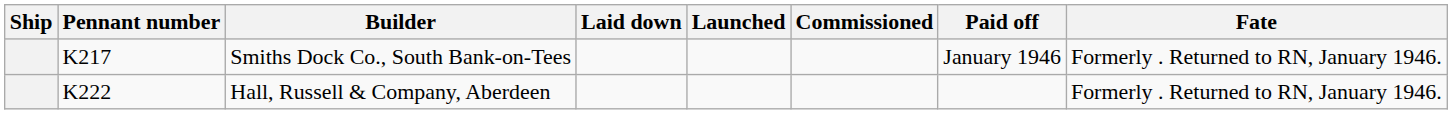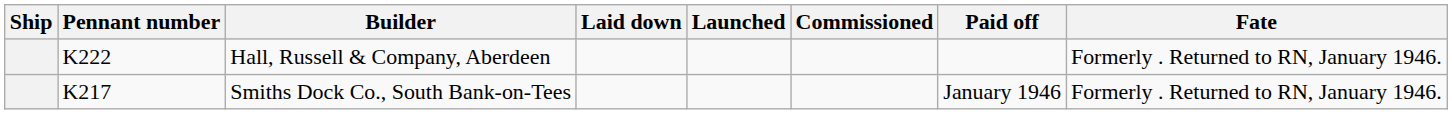rows swapped: (401, 56) <-> (390, 91)
